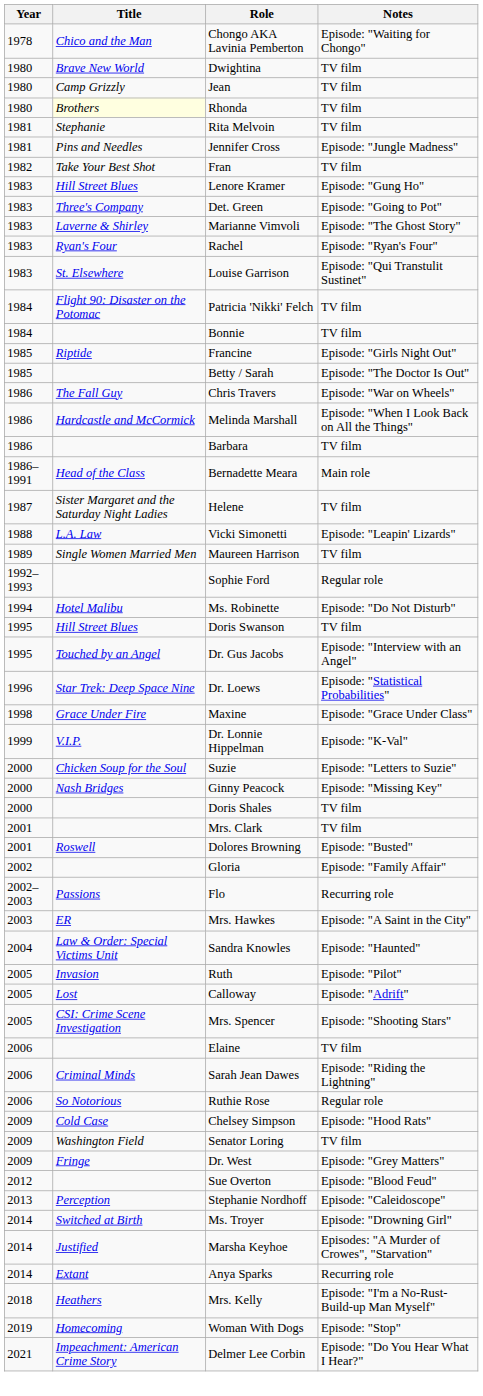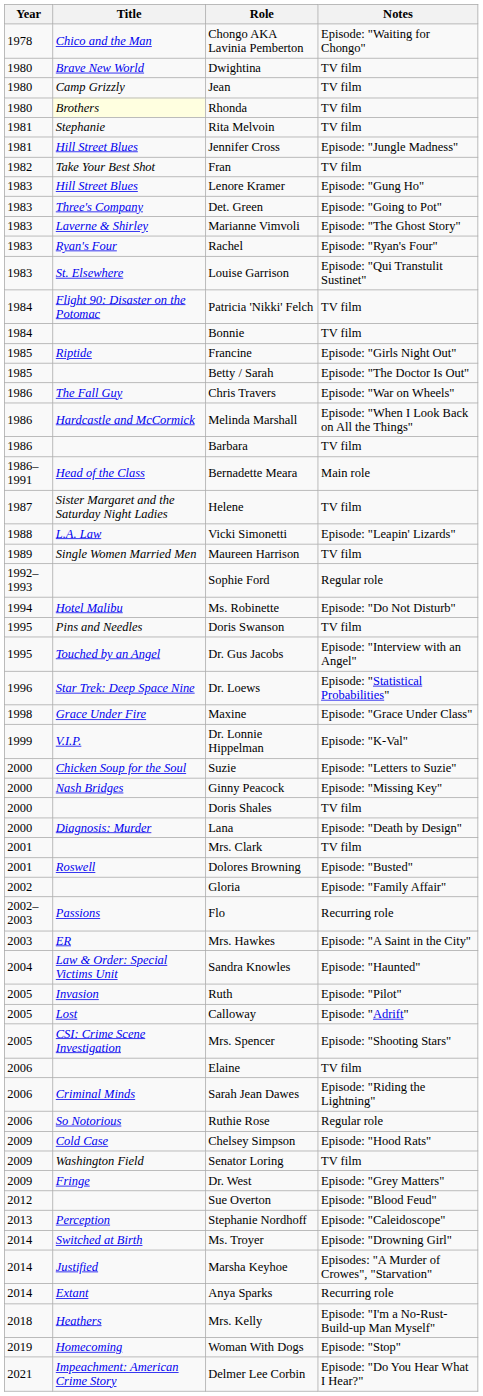(99, 147) Pins and Needles -> (97, 147) Hill Street Blues
(97, 627) Hill Street Blues -> (99, 627) Pins and Needles
+ row: (221, 827)
